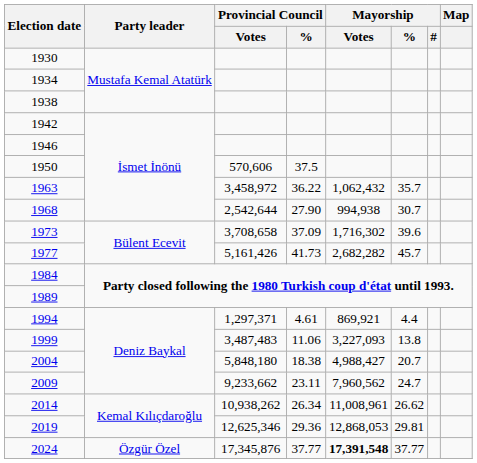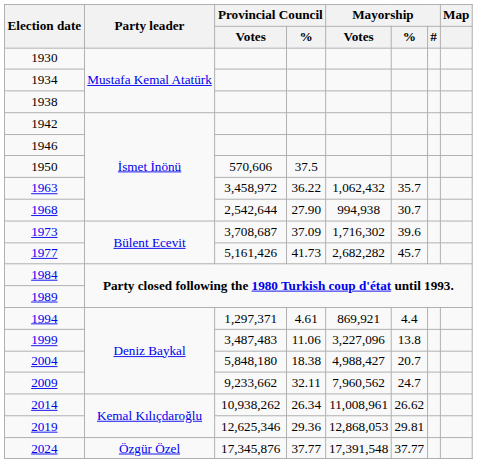(251, 232) 3,708,658 -> (251, 232) 3,708,687
(359, 340) 3,227,093 -> (359, 340) 3,227,096
(306, 383) 23.11 -> (306, 383) 32.11
(359, 448) bold -> (359, 448) normal
